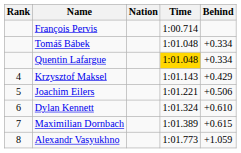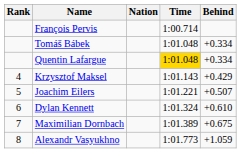(218, 92) +0.506 -> (218, 92) +0.507
(218, 124) +0.615 -> (218, 124) +0.675
